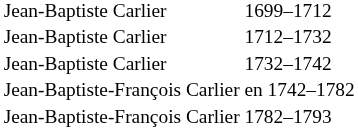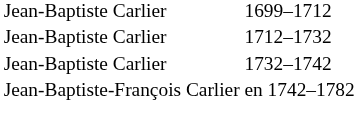- row: (288, 116)
